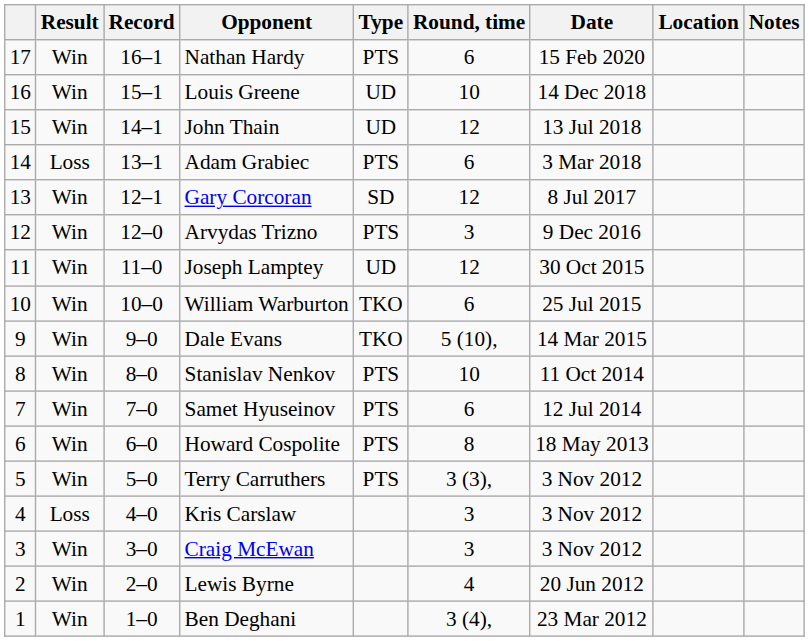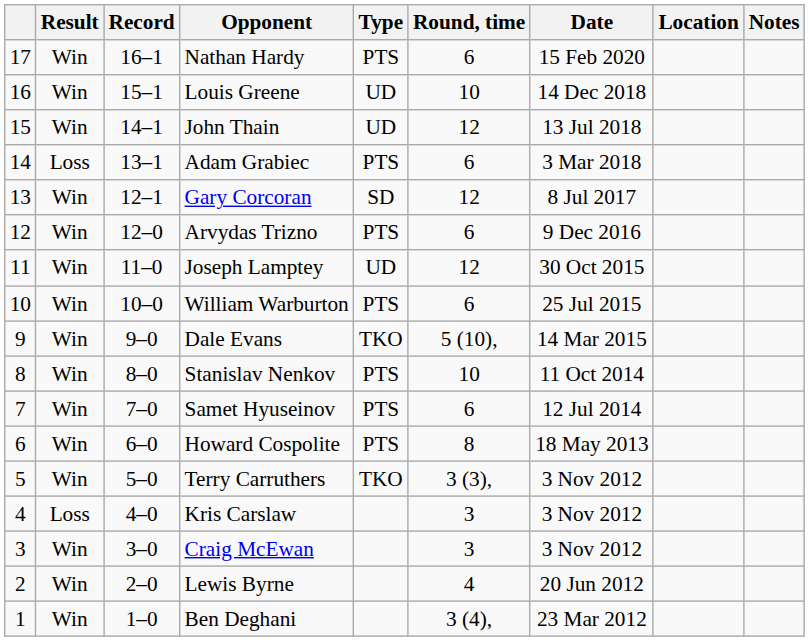(469, 232) 3 -> (469, 232) 6
(381, 302) TKO -> (381, 302) PTS
(381, 478) PTS -> (381, 478) TKO
